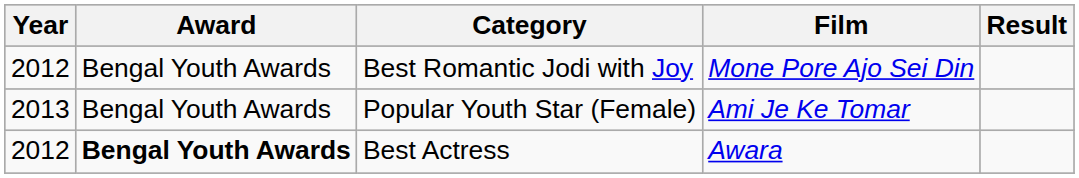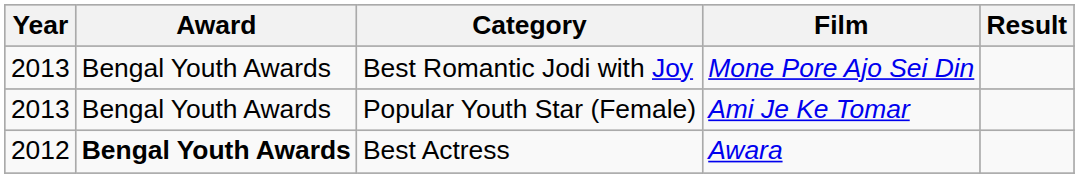(40, 67) 2012 -> (40, 67) 2013
